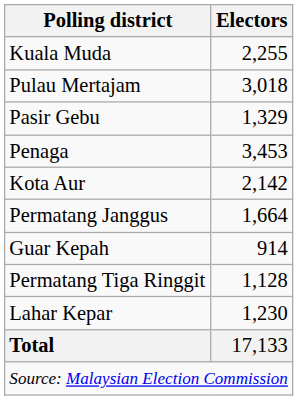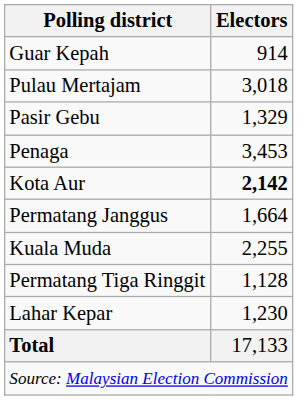rows swapped: (60, 53) <-> (59, 248)
(265, 183) normal -> (265, 183) bold
